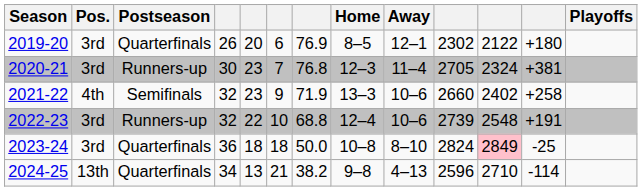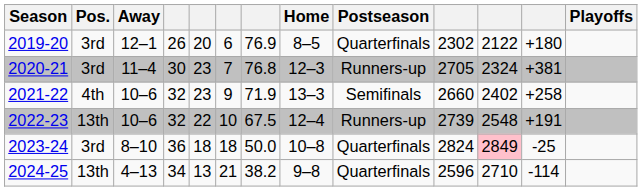columns swapped: (164, 17) <-> (409, 17)
(93, 120) 3rd -> (93, 120) 13th
(312, 120) 68.8 -> (260, 120) 67.5
